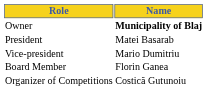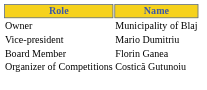(159, 25) bold -> (156, 25) normal
- row: (24, 39)
